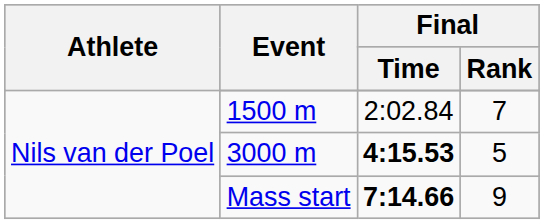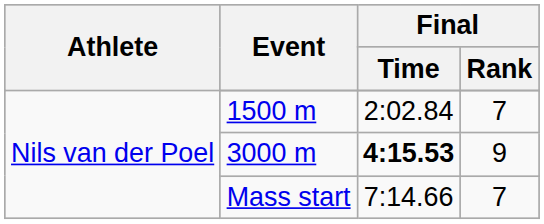(499, 153) 5 -> (499, 153) 9
(409, 196) bold -> (409, 196) normal
(499, 196) 9 -> (499, 196) 7
